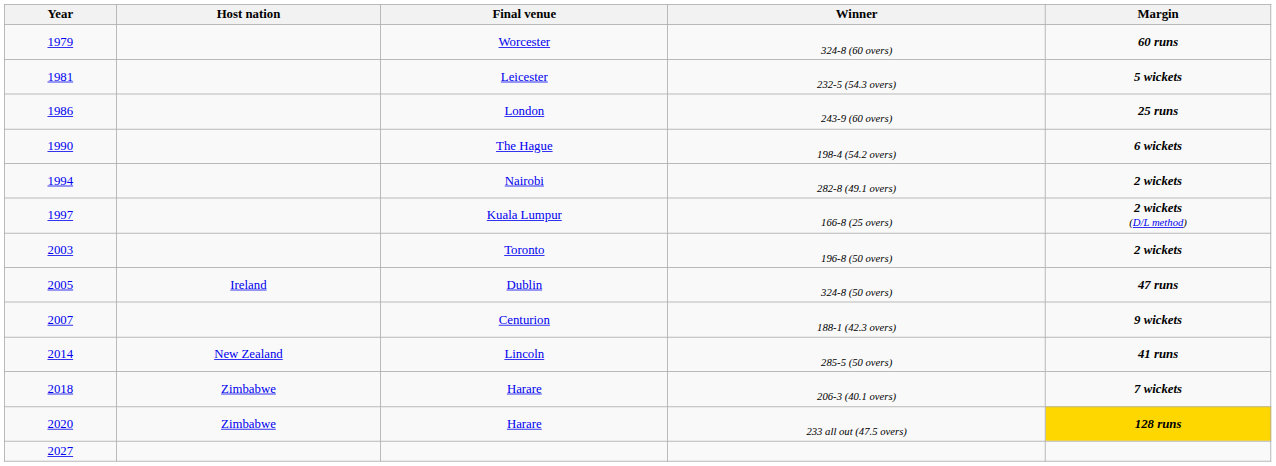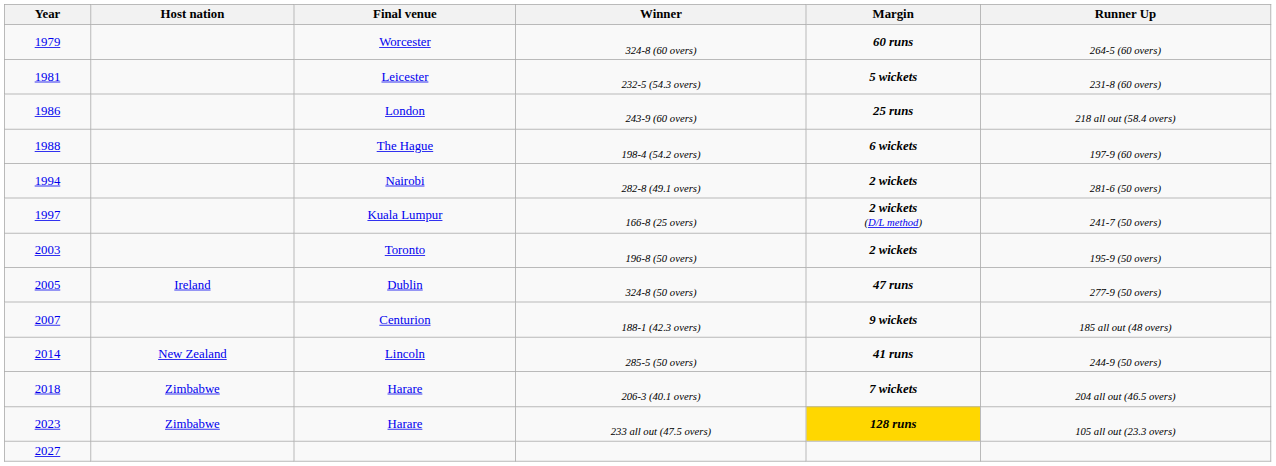+ column: (1125, 14)
(60, 146) 1990 -> (47, 146) 1988
(60, 423) 2020 -> (47, 423) 2023
